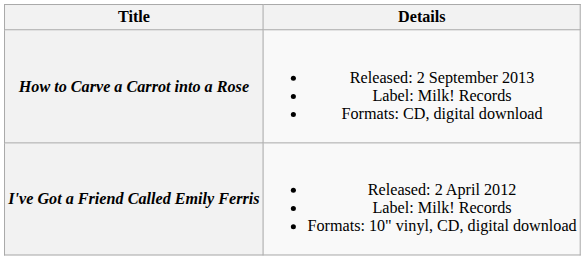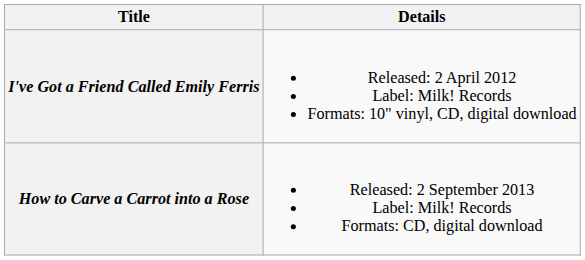rows swapped: (134, 198) <-> (134, 86)
